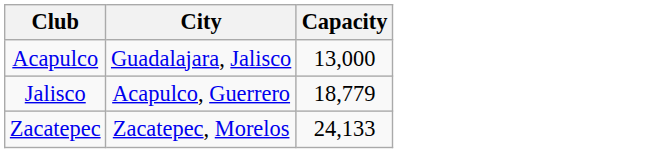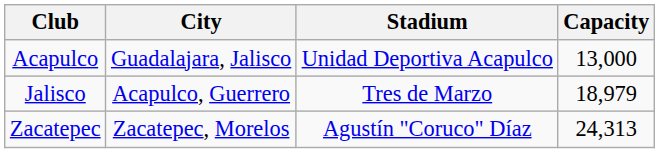+ column: (427, 22)
(345, 93) 18,779 -> (606, 93) 18,979
(345, 128) 24,133 -> (606, 128) 24,313
